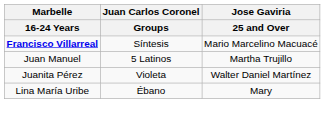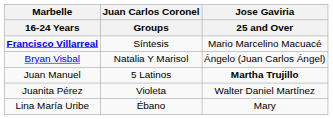+ row: (52, 59)
(261, 59) normal -> (265, 75) bold
